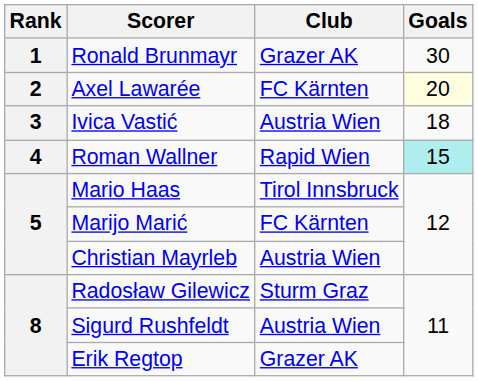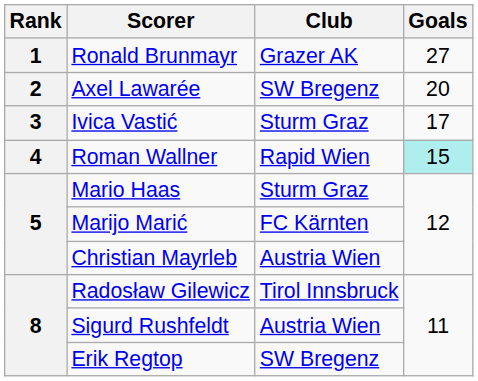(438, 55) 30 -> (438, 55) 27
(314, 88) FC Kärnten -> (320, 88) SW Bregenz
(438, 88) lightyellow background -> (438, 88) no background
(320, 122) Austria Wien -> (314, 122) Sturm Graz
(438, 122) 18 -> (438, 122) 17
(329, 190) Tirol Innsbruck -> (314, 190) Sturm Graz
(314, 291) Sturm Graz -> (329, 291) Tirol Innsbruck
(309, 358) Grazer AK -> (320, 358) SW Bregenz
